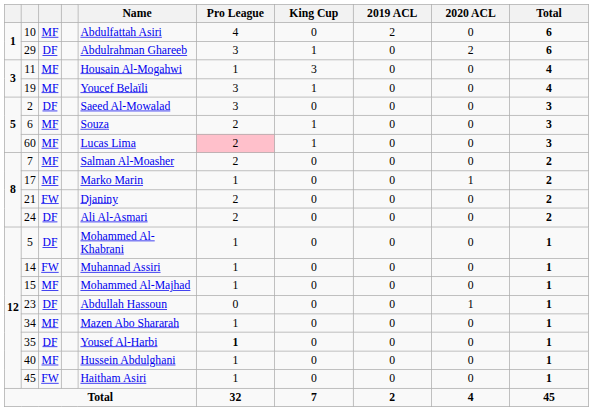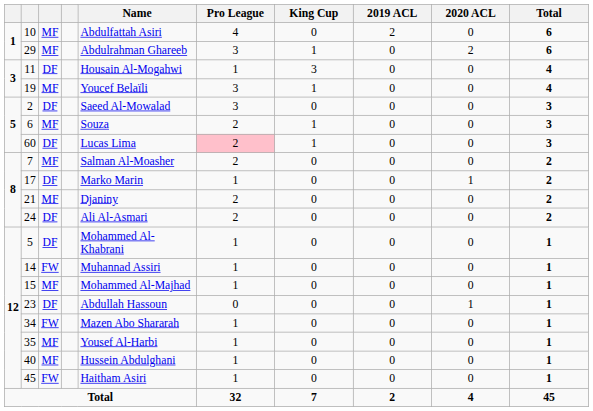(50, 50) DF -> (50, 50) MF
(50, 69) MF -> (50, 69) DF
(50, 143) MF -> (50, 143) DF
(50, 180) MF -> (50, 180) DF
(50, 198) FW -> (50, 198) MF
(50, 323) MF -> (50, 323) FW
(50, 341) DF -> (50, 341) MF
(235, 341) bold -> (235, 341) normal
